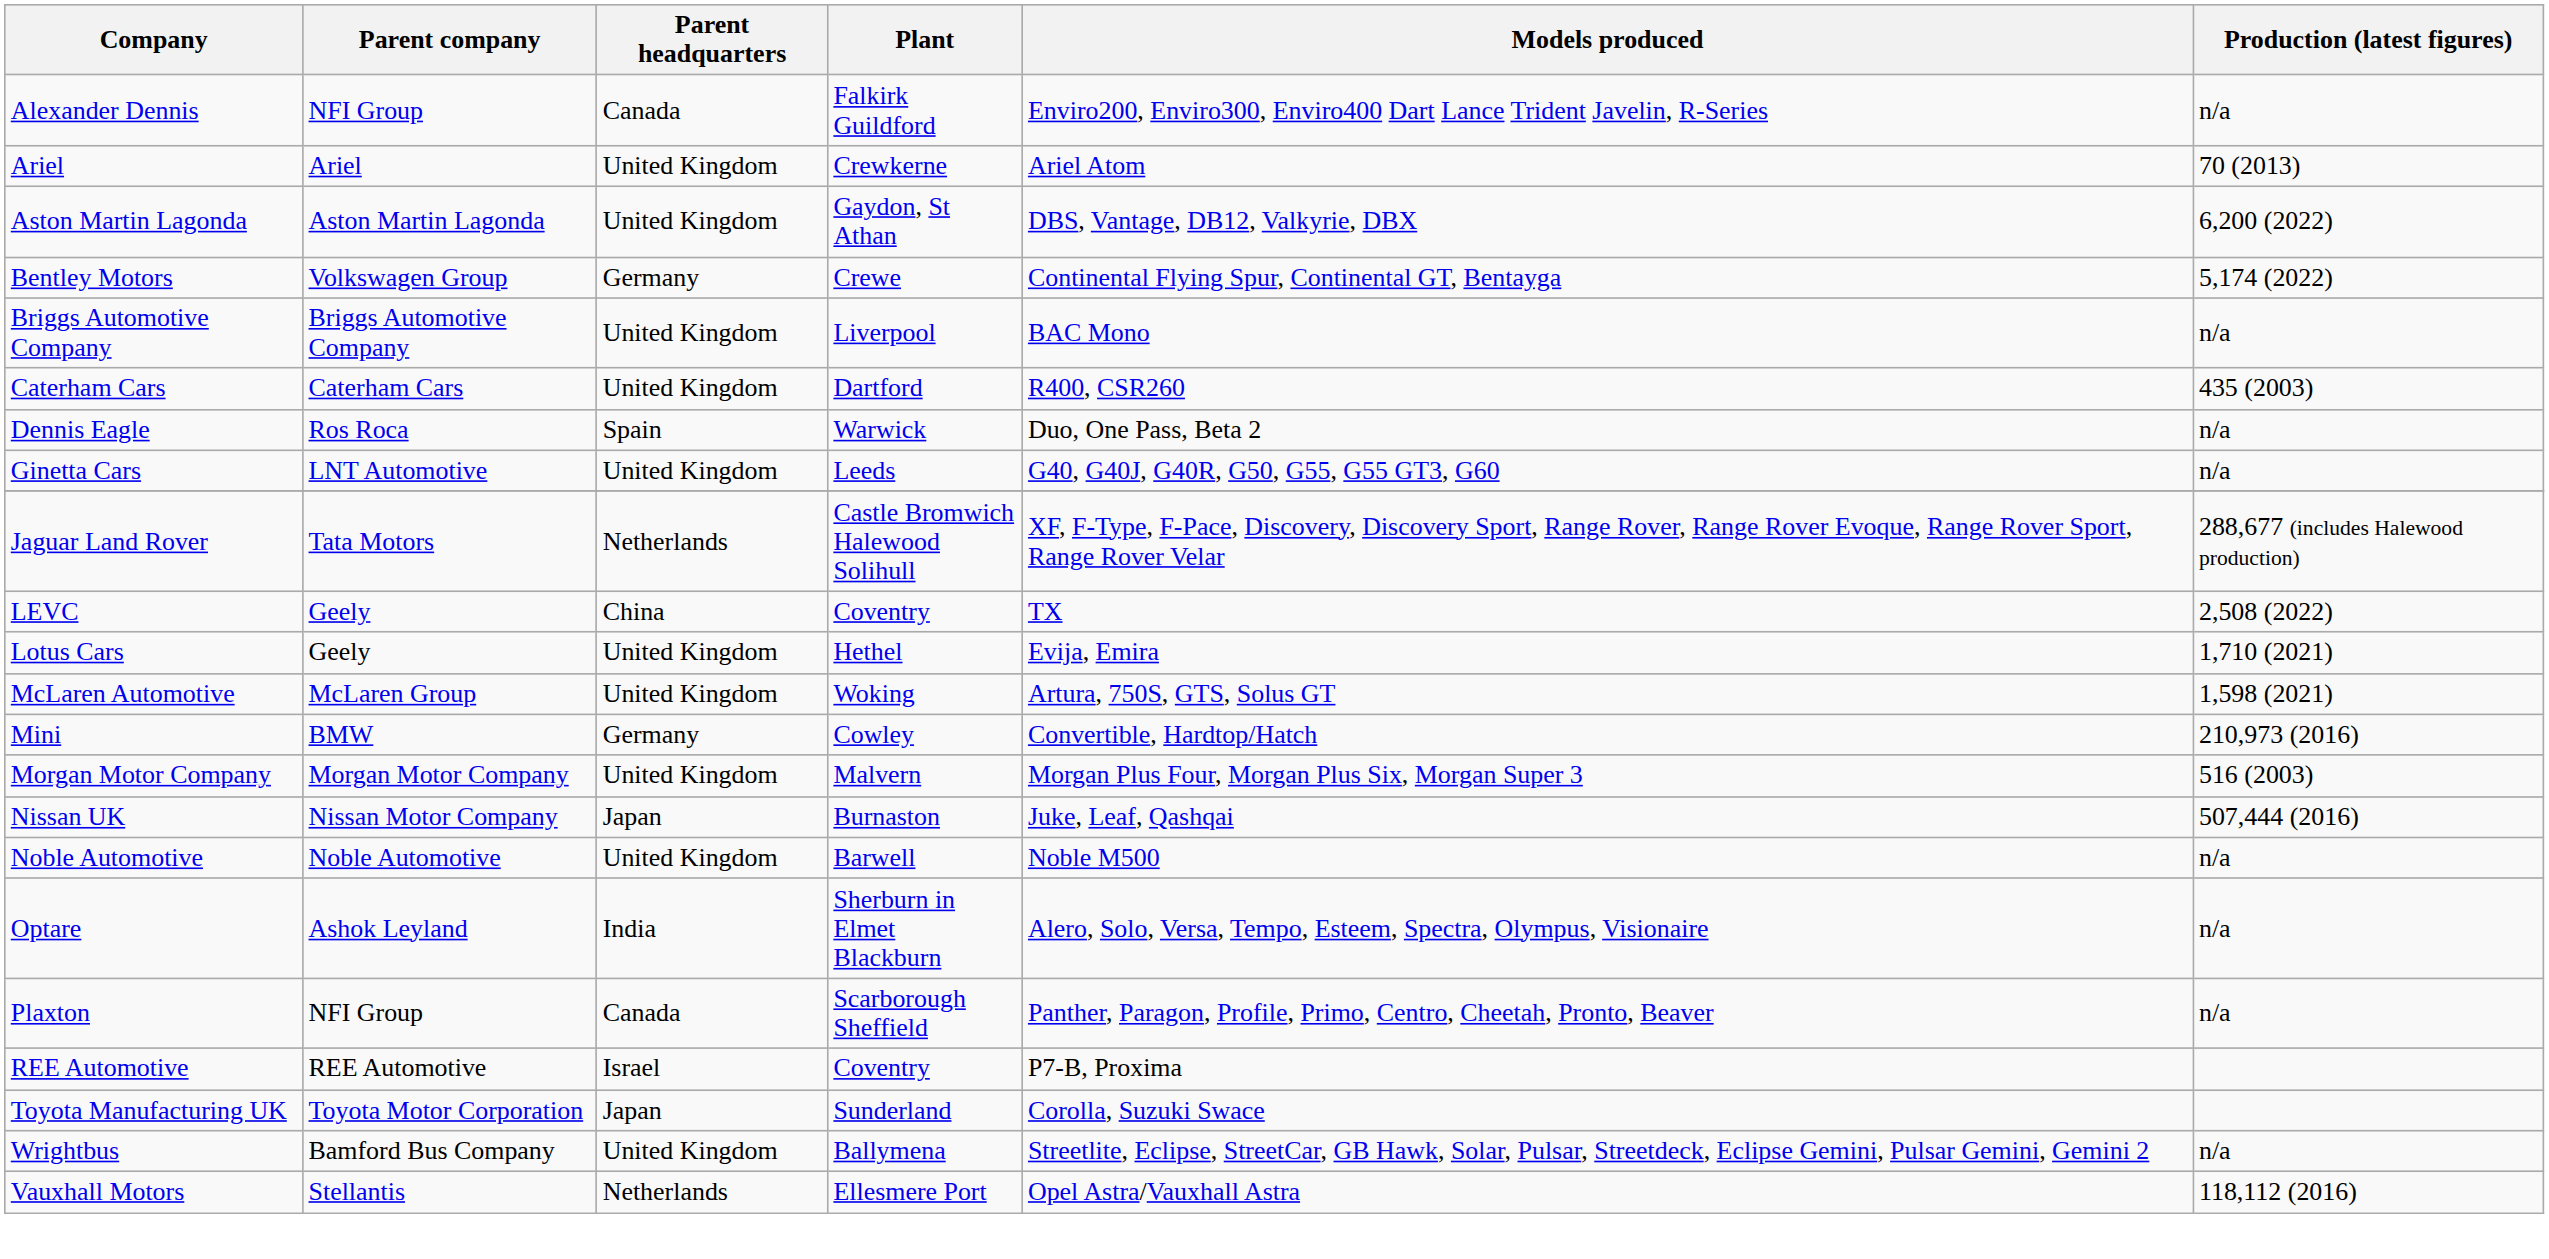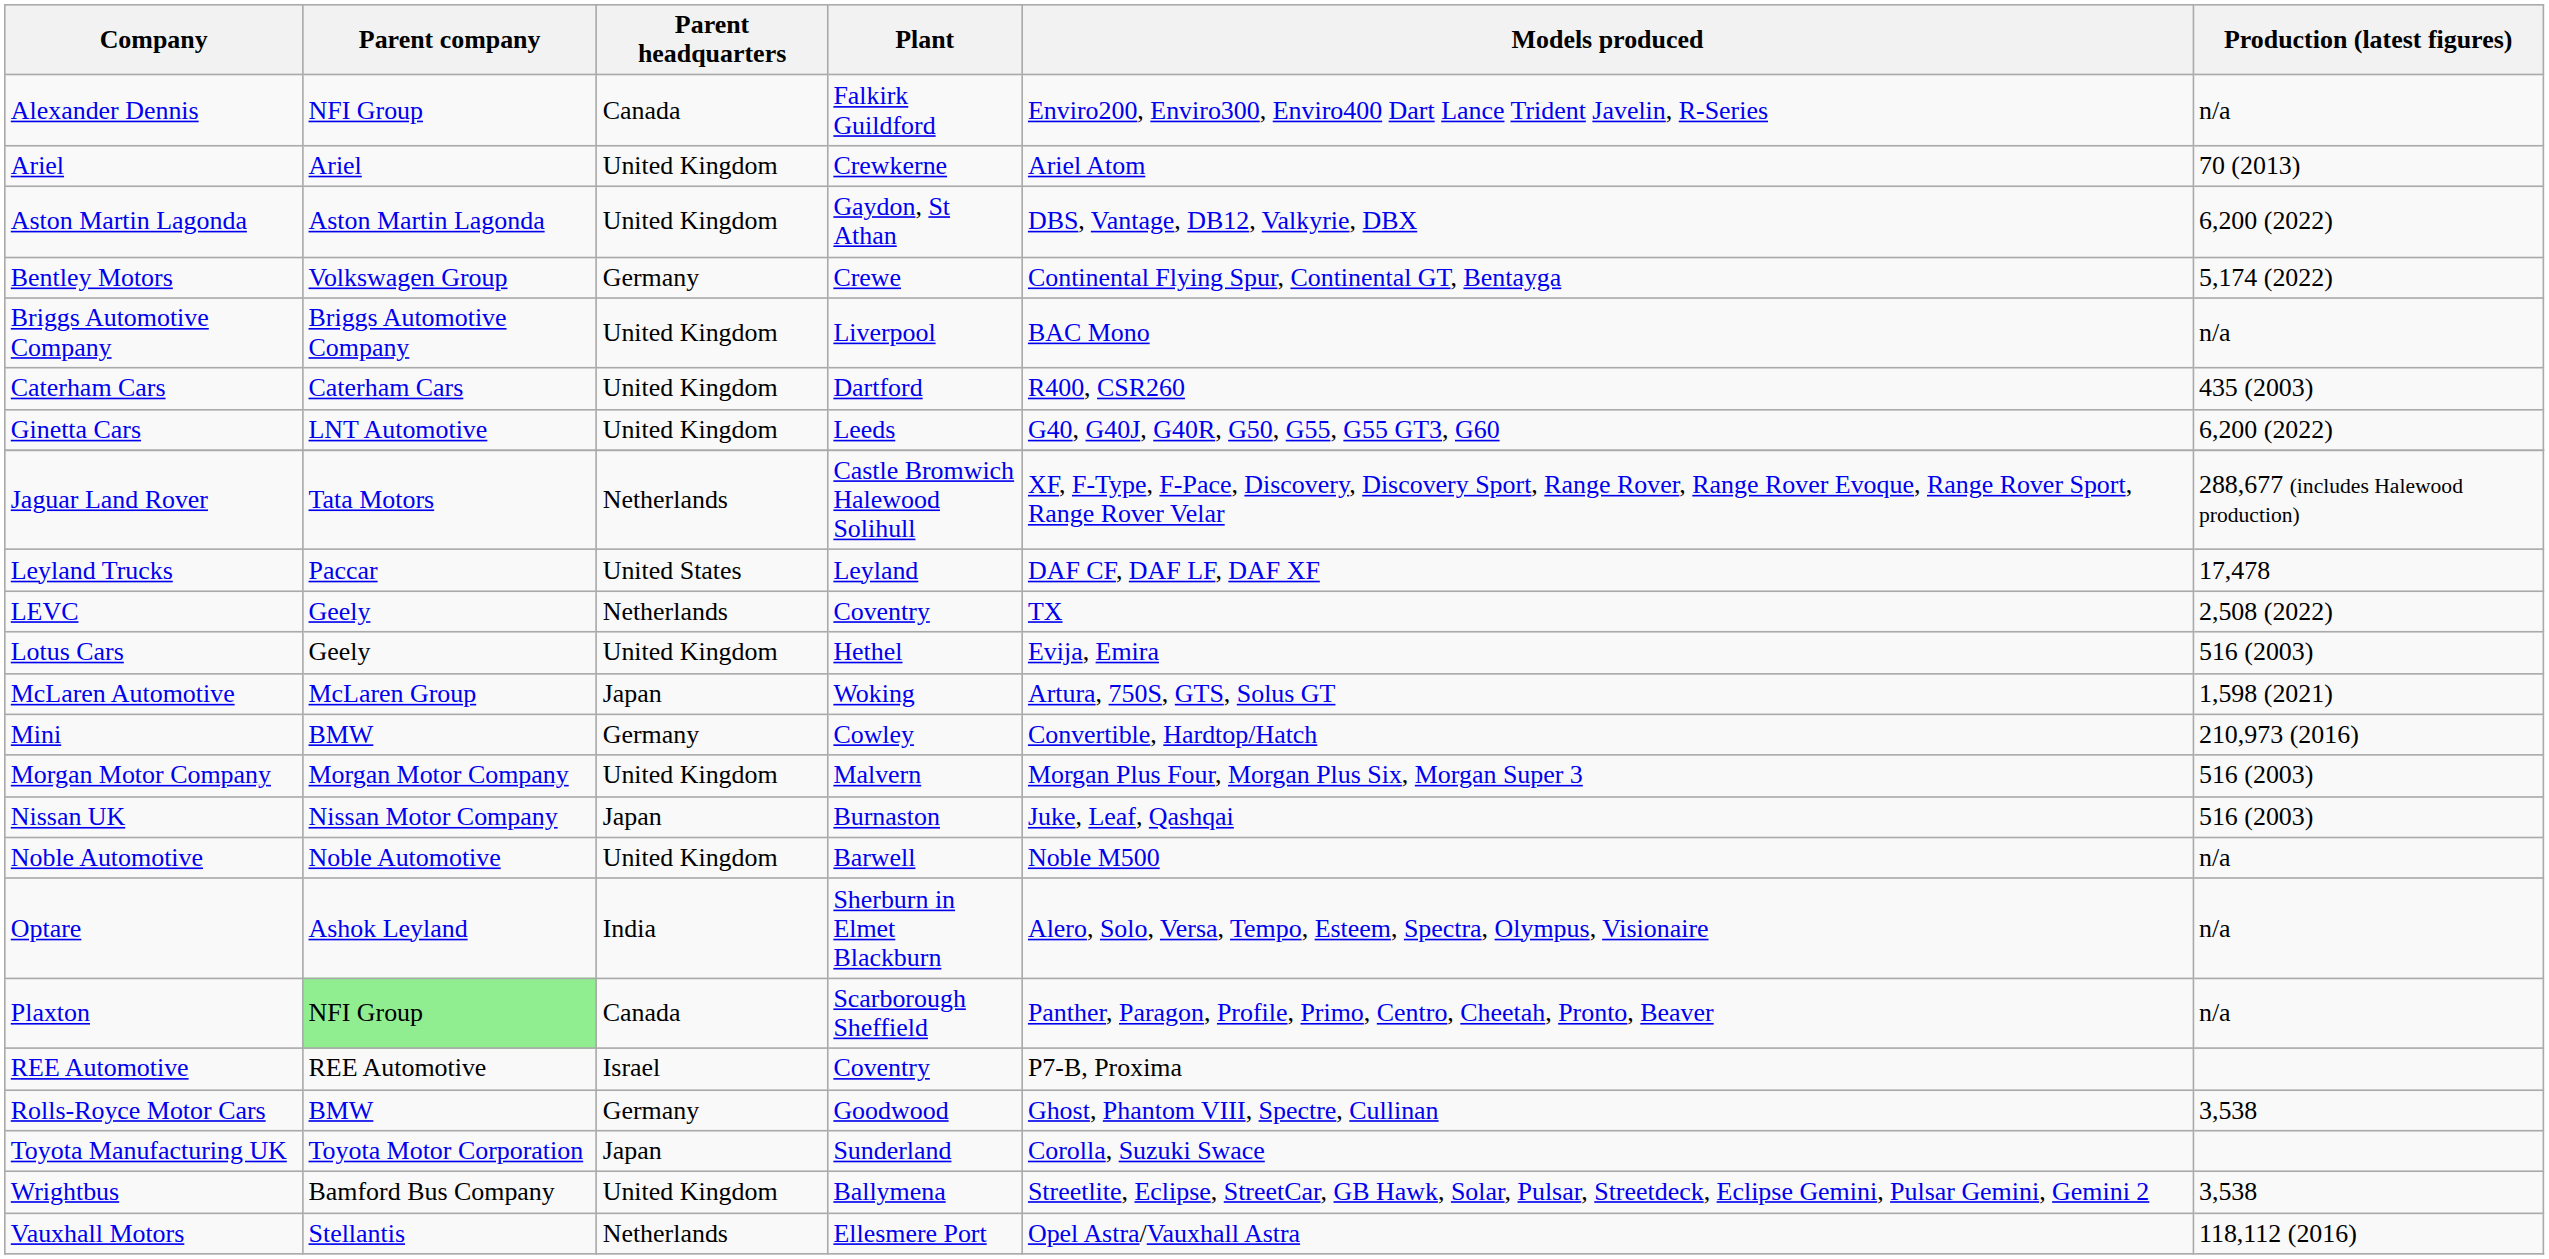- row: (80, 429)
(2215, 470) n/a -> (2266, 429) 6,200 (2022)
+ row: (92, 569)
(634, 611) China -> (665, 611) Netherlands
(2266, 652) 1,710 (2021) -> (2256, 652) 516 (2003)
(690, 693) United Kingdom -> (632, 693) Japan
(2279, 816) 507,444 (2016) -> (2256, 816) 516 (2003)
(366, 1012) no background -> (366, 1012) lightgreen background
+ row: (138, 1109)
(2215, 1150) n/a -> (2228, 1191) 3,538
